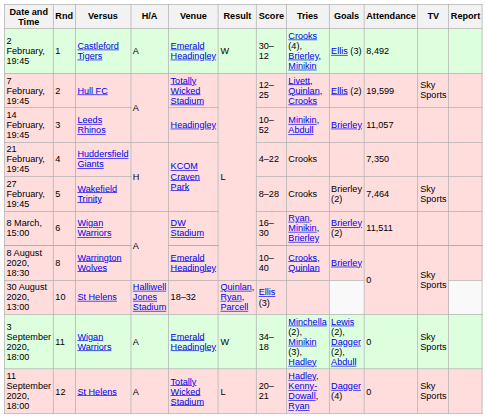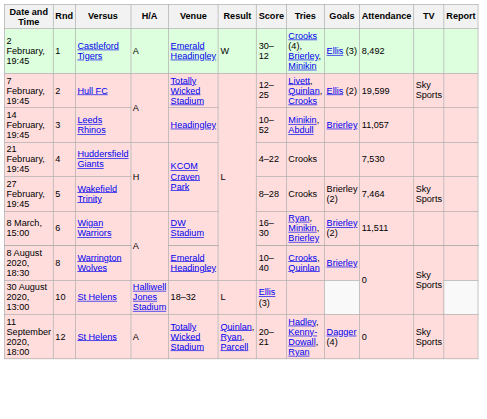(378, 159) 7,350 -> (373, 159) 7,530
(237, 297) Quinlan, Ryan, Parcell -> (223, 297) L
- row: (29, 341)
(223, 391) L -> (237, 336) Quinlan, Ryan, Parcell
